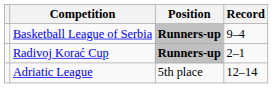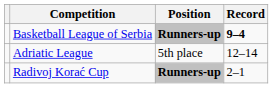(236, 33) normal -> (236, 33) bold
rows swapped: (61, 53) <-> (53, 72)
